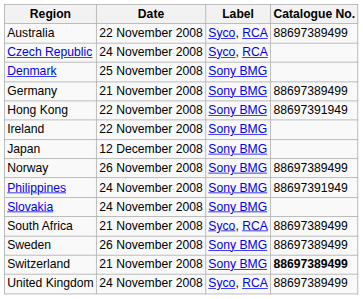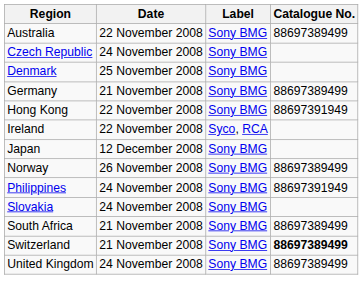(238, 33) Syco, RCA -> (238, 33) Sony BMG
(238, 52) Syco, RCA -> (238, 52) Sony BMG
(238, 129) Sony BMG -> (238, 129) Syco, RCA
(238, 226) Syco, RCA -> (238, 226) Sony BMG
- row: (29, 245)
(238, 284) Syco, RCA -> (238, 264) Sony BMG
